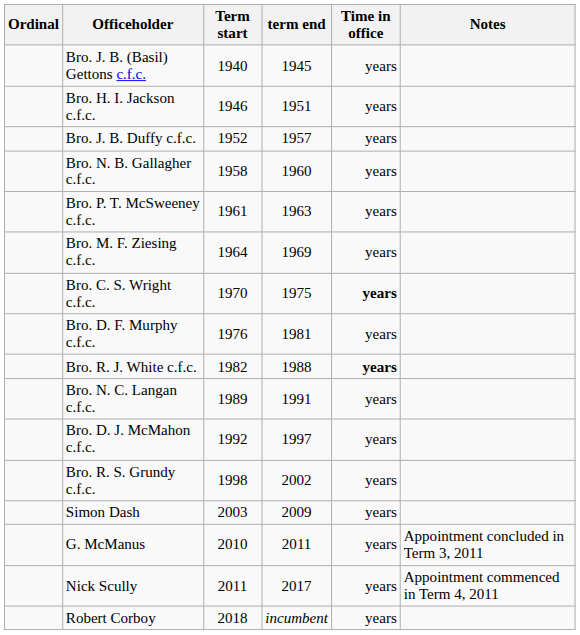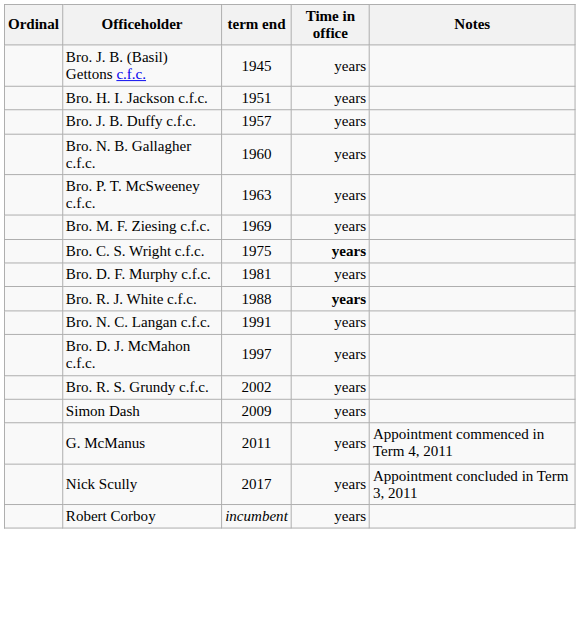- column: (233, 24)
(484, 544) Appointment concluded in Term 3, 2011 -> (459, 443) Appointment commenced in Term 4, 2011
(482, 585) Appointment commenced in Term 4, 2011 -> (471, 484) Appointment concluded in Term 3, 2011
